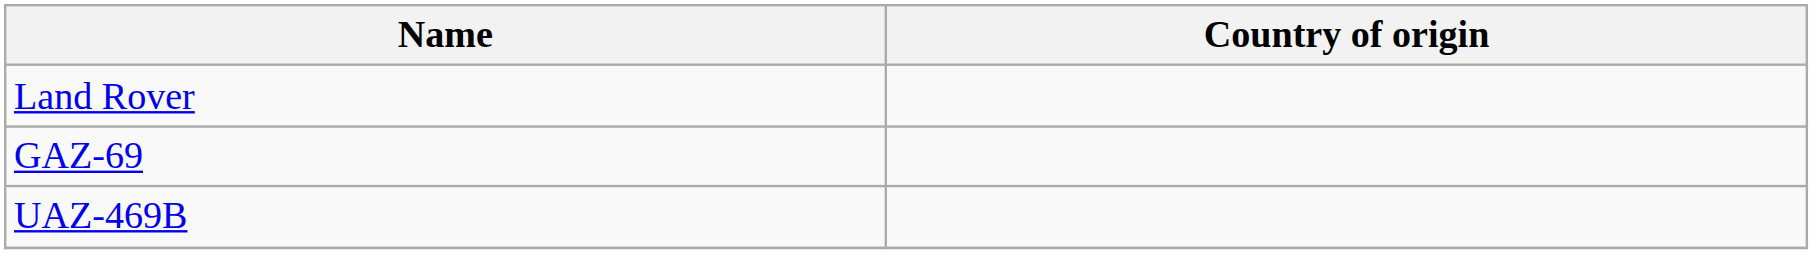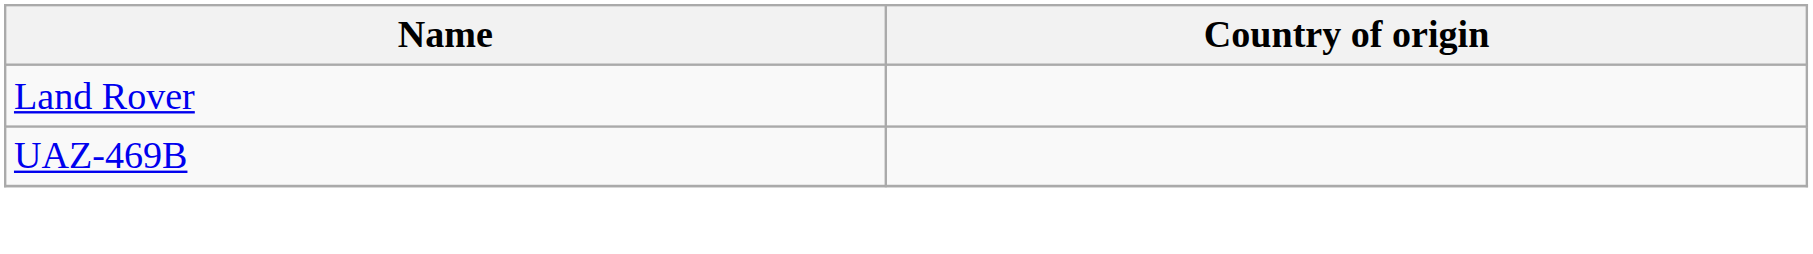- row: (78, 155)
